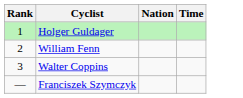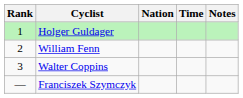+ column: (222, 13)
